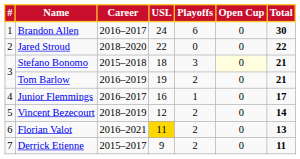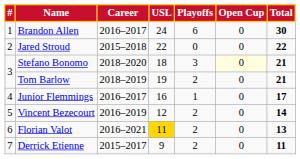(123, 47) 2018–2020 -> (123, 47) 2015–2018
(123, 63) 2015–2018 -> (123, 63) 2018–2020
(123, 80) 2016–2019 -> (123, 80) 2018–2019
(123, 113) 2018–2019 -> (123, 113) 2016–2019
